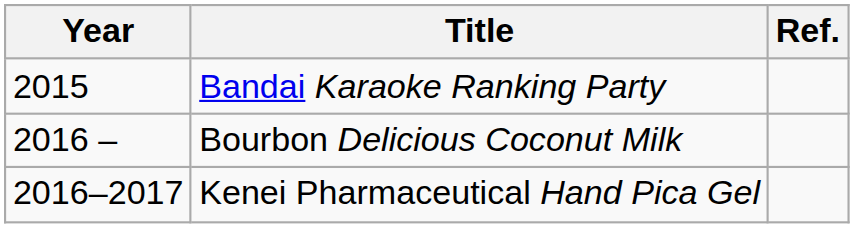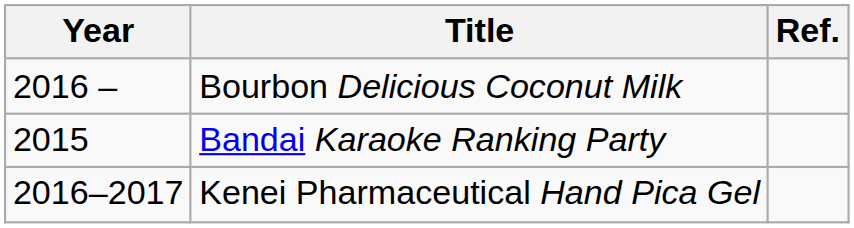rows swapped: (432, 85) <-> (441, 139)
